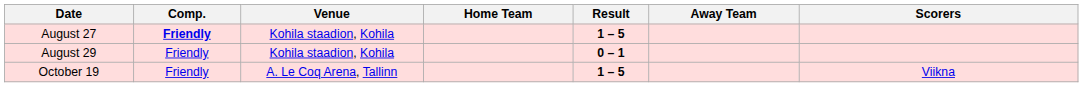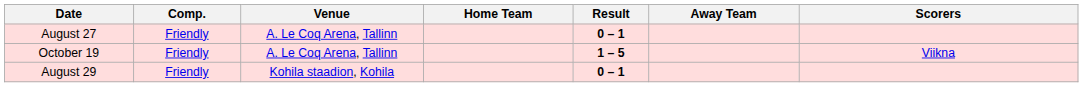(187, 34) bold -> (187, 34) normal
(332, 34) Kohila staadion, Kohila -> (332, 34) A. Le Coq Arena, Tallinn
(611, 34) 1 – 5 -> (611, 34) 0 – 1
rows swapped: (69, 53) <-> (69, 72)
